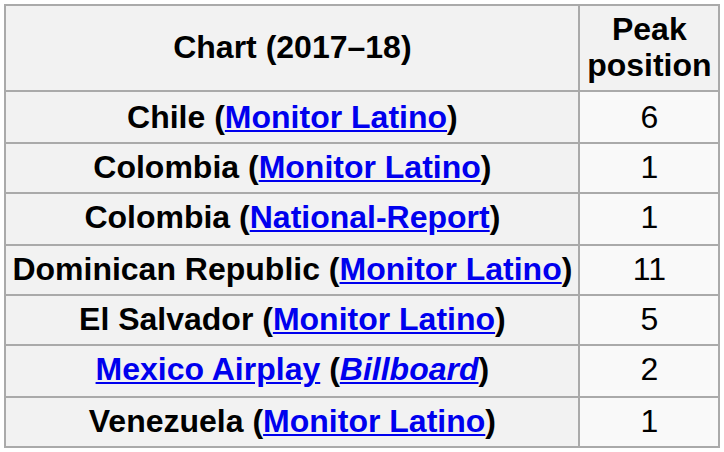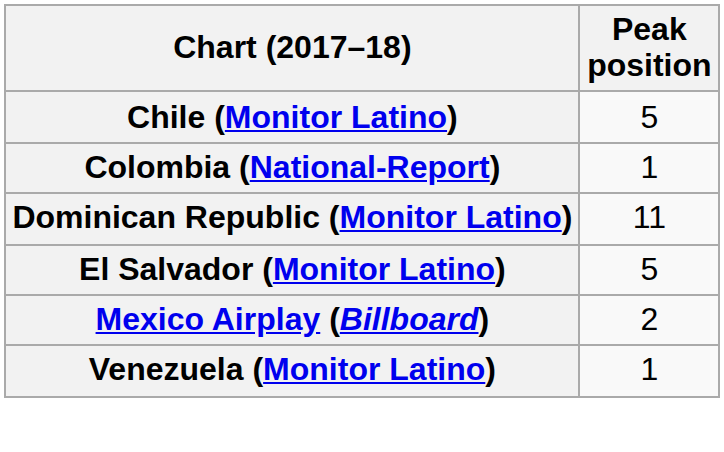(649, 116) 6 -> (649, 116) 5
- row: (292, 167)
